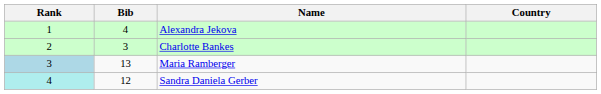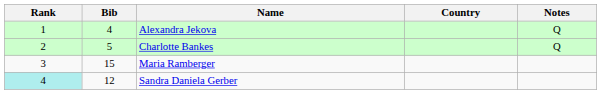+ column: (557, 13)
(126, 47) 3 -> (109, 47) 5
(49, 64) lightblue background -> (43, 64) no background
(126, 64) 13 -> (109, 64) 15
